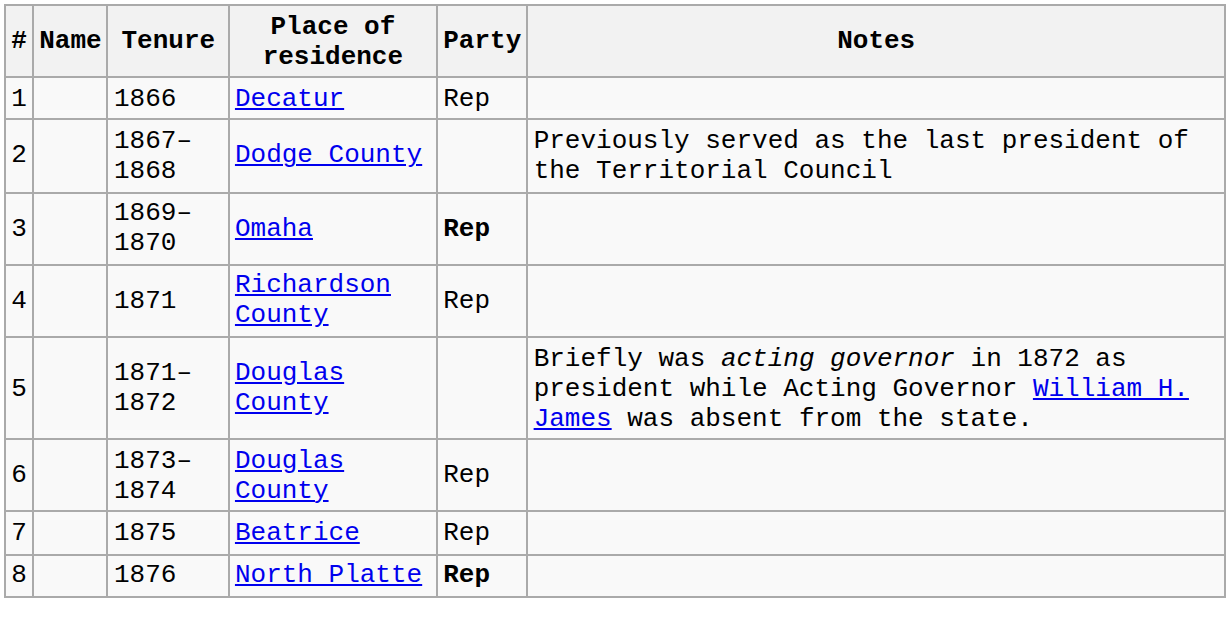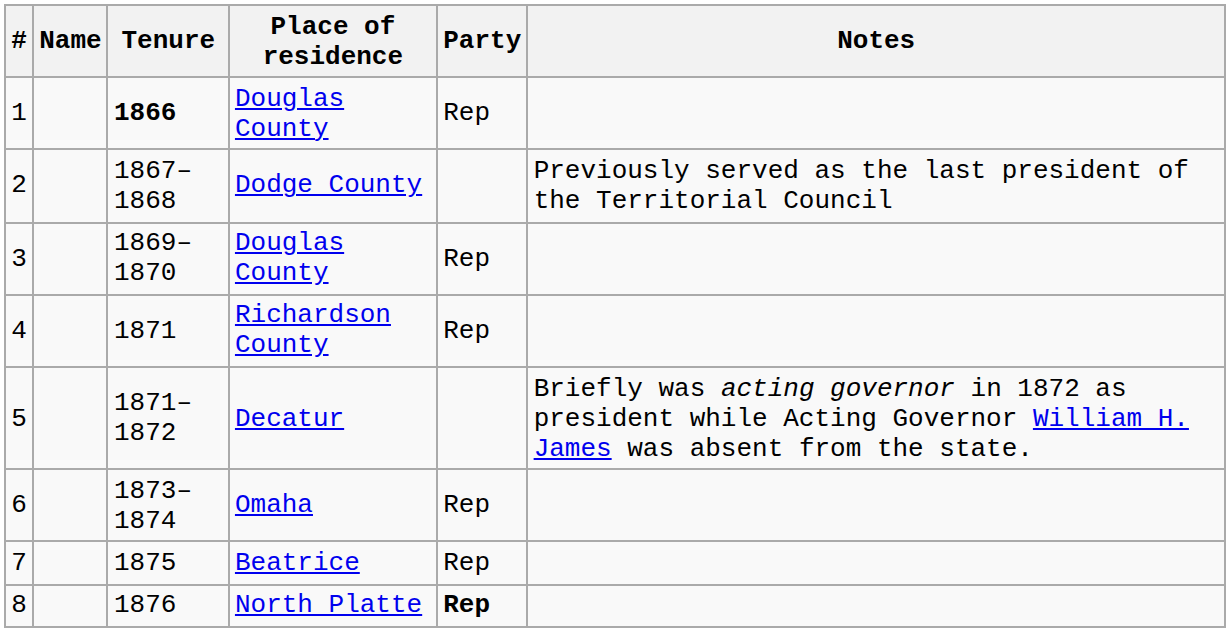(145, 99) normal -> (145, 114) bold
(290, 99) Decatur -> (290, 114) Douglas County
(274, 228) Omaha -> (290, 258) Douglas County
(467, 228) bold -> (467, 258) normal
(290, 388) Douglas County -> (290, 418) Decatur
(290, 475) Douglas County -> (274, 505) Omaha
